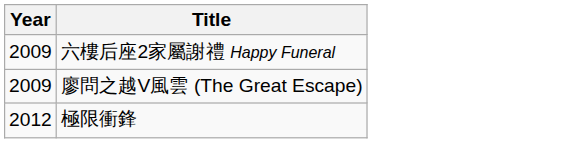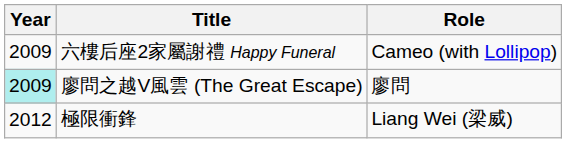+ column: (464, 19)
(30, 86) no background -> (30, 86) paleturquoise background
